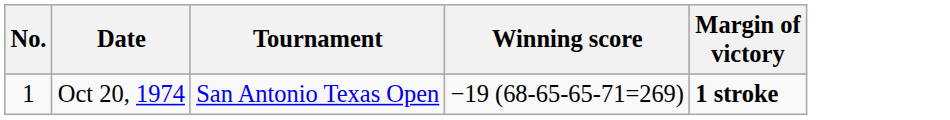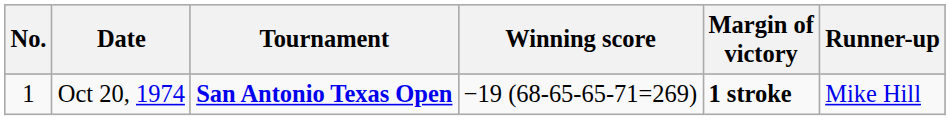+ column: (882, 39)
(318, 94) normal -> (324, 94) bold
